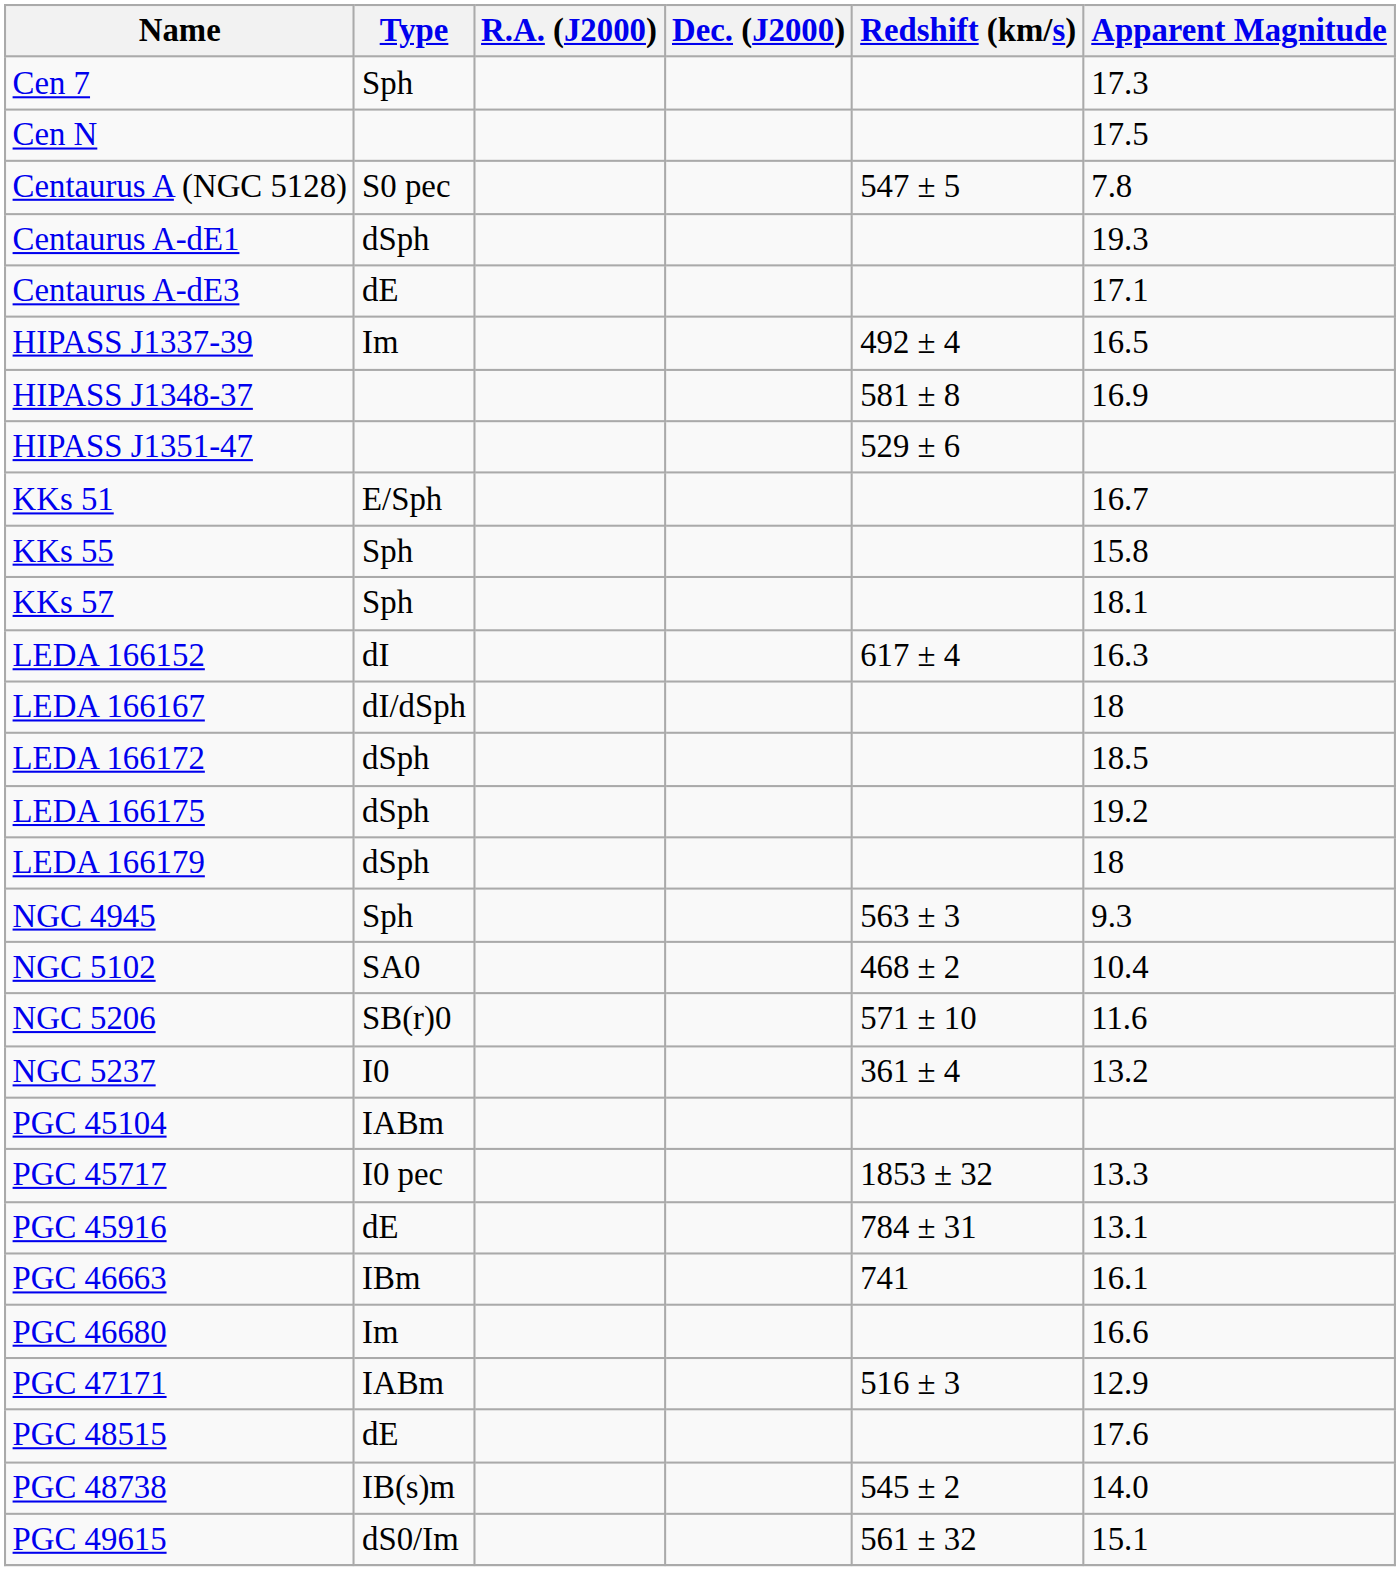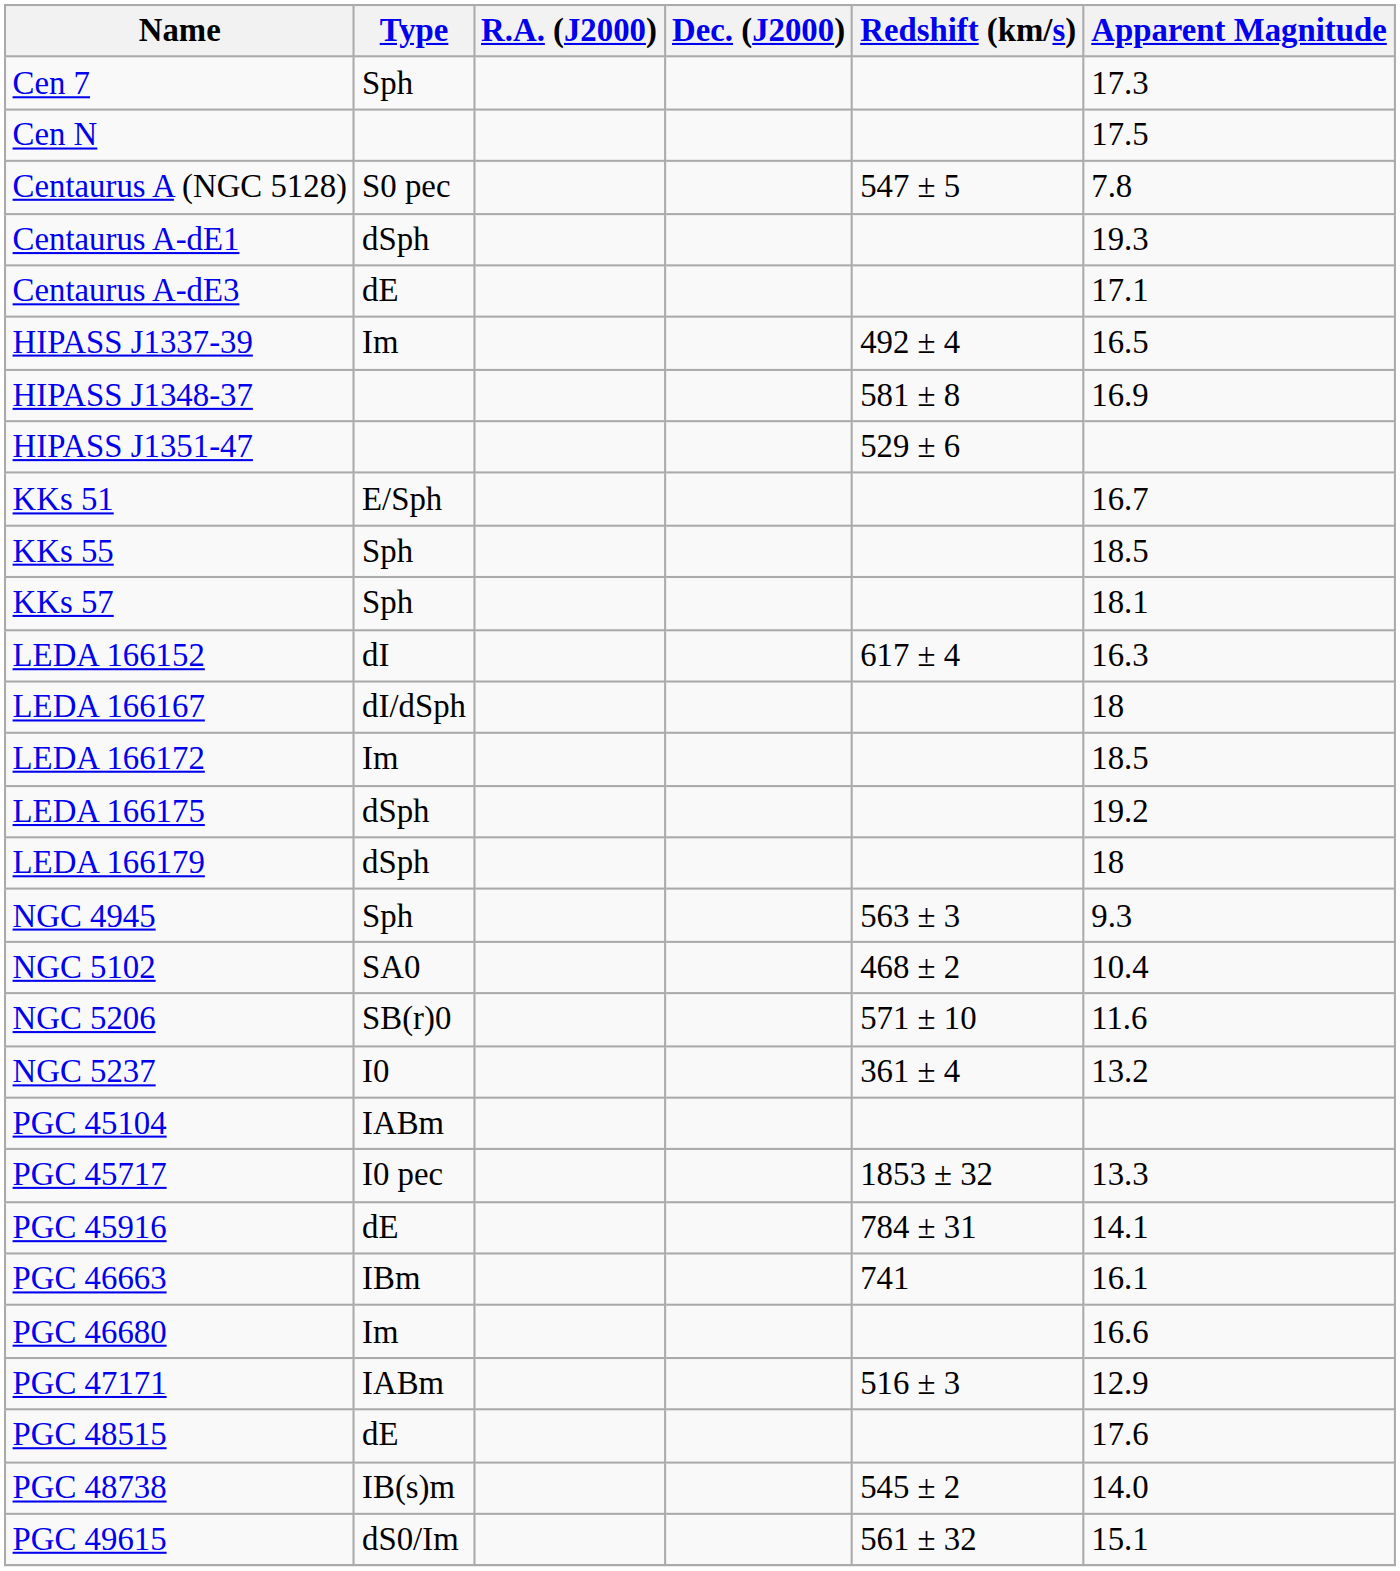(1120, 550) 15.8 -> (1120, 550) 18.5
(396, 758) dSph -> (380, 758) Im
(1120, 1226) 13.1 -> (1120, 1226) 14.1
